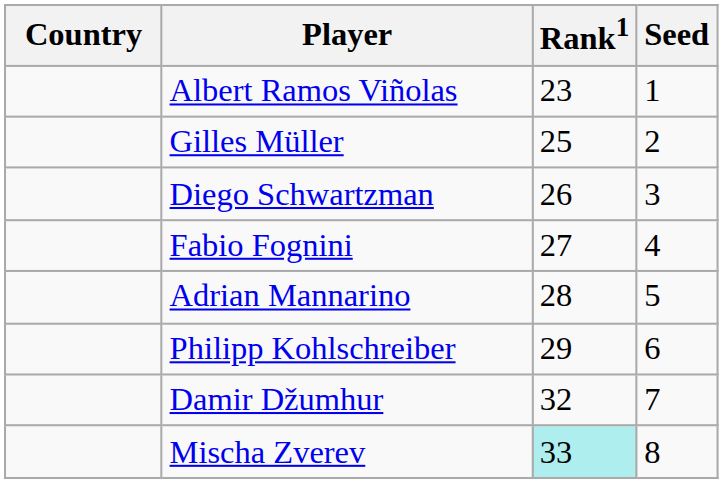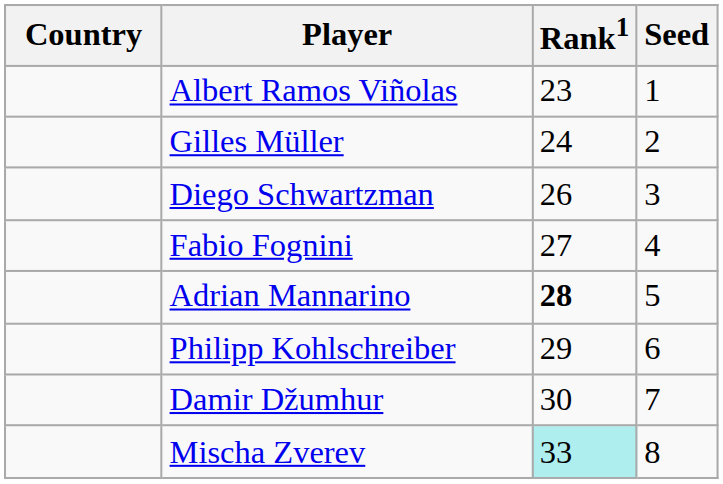(556, 142) 25 -> (556, 142) 24
(556, 296) normal -> (556, 296) bold
(556, 399) 32 -> (556, 399) 30
